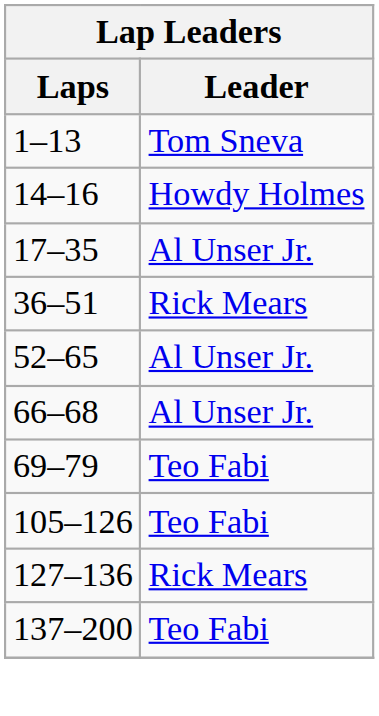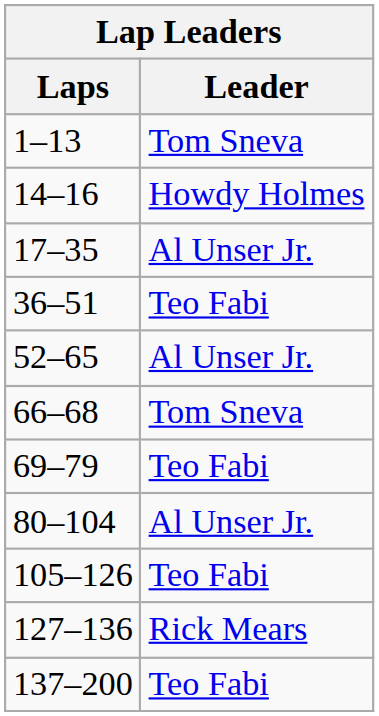(228, 303) Rick Mears -> (209, 303) Teo Fabi
(231, 411) Al Unser Jr. -> (226, 411) Tom Sneva
+ row: (64, 520)
